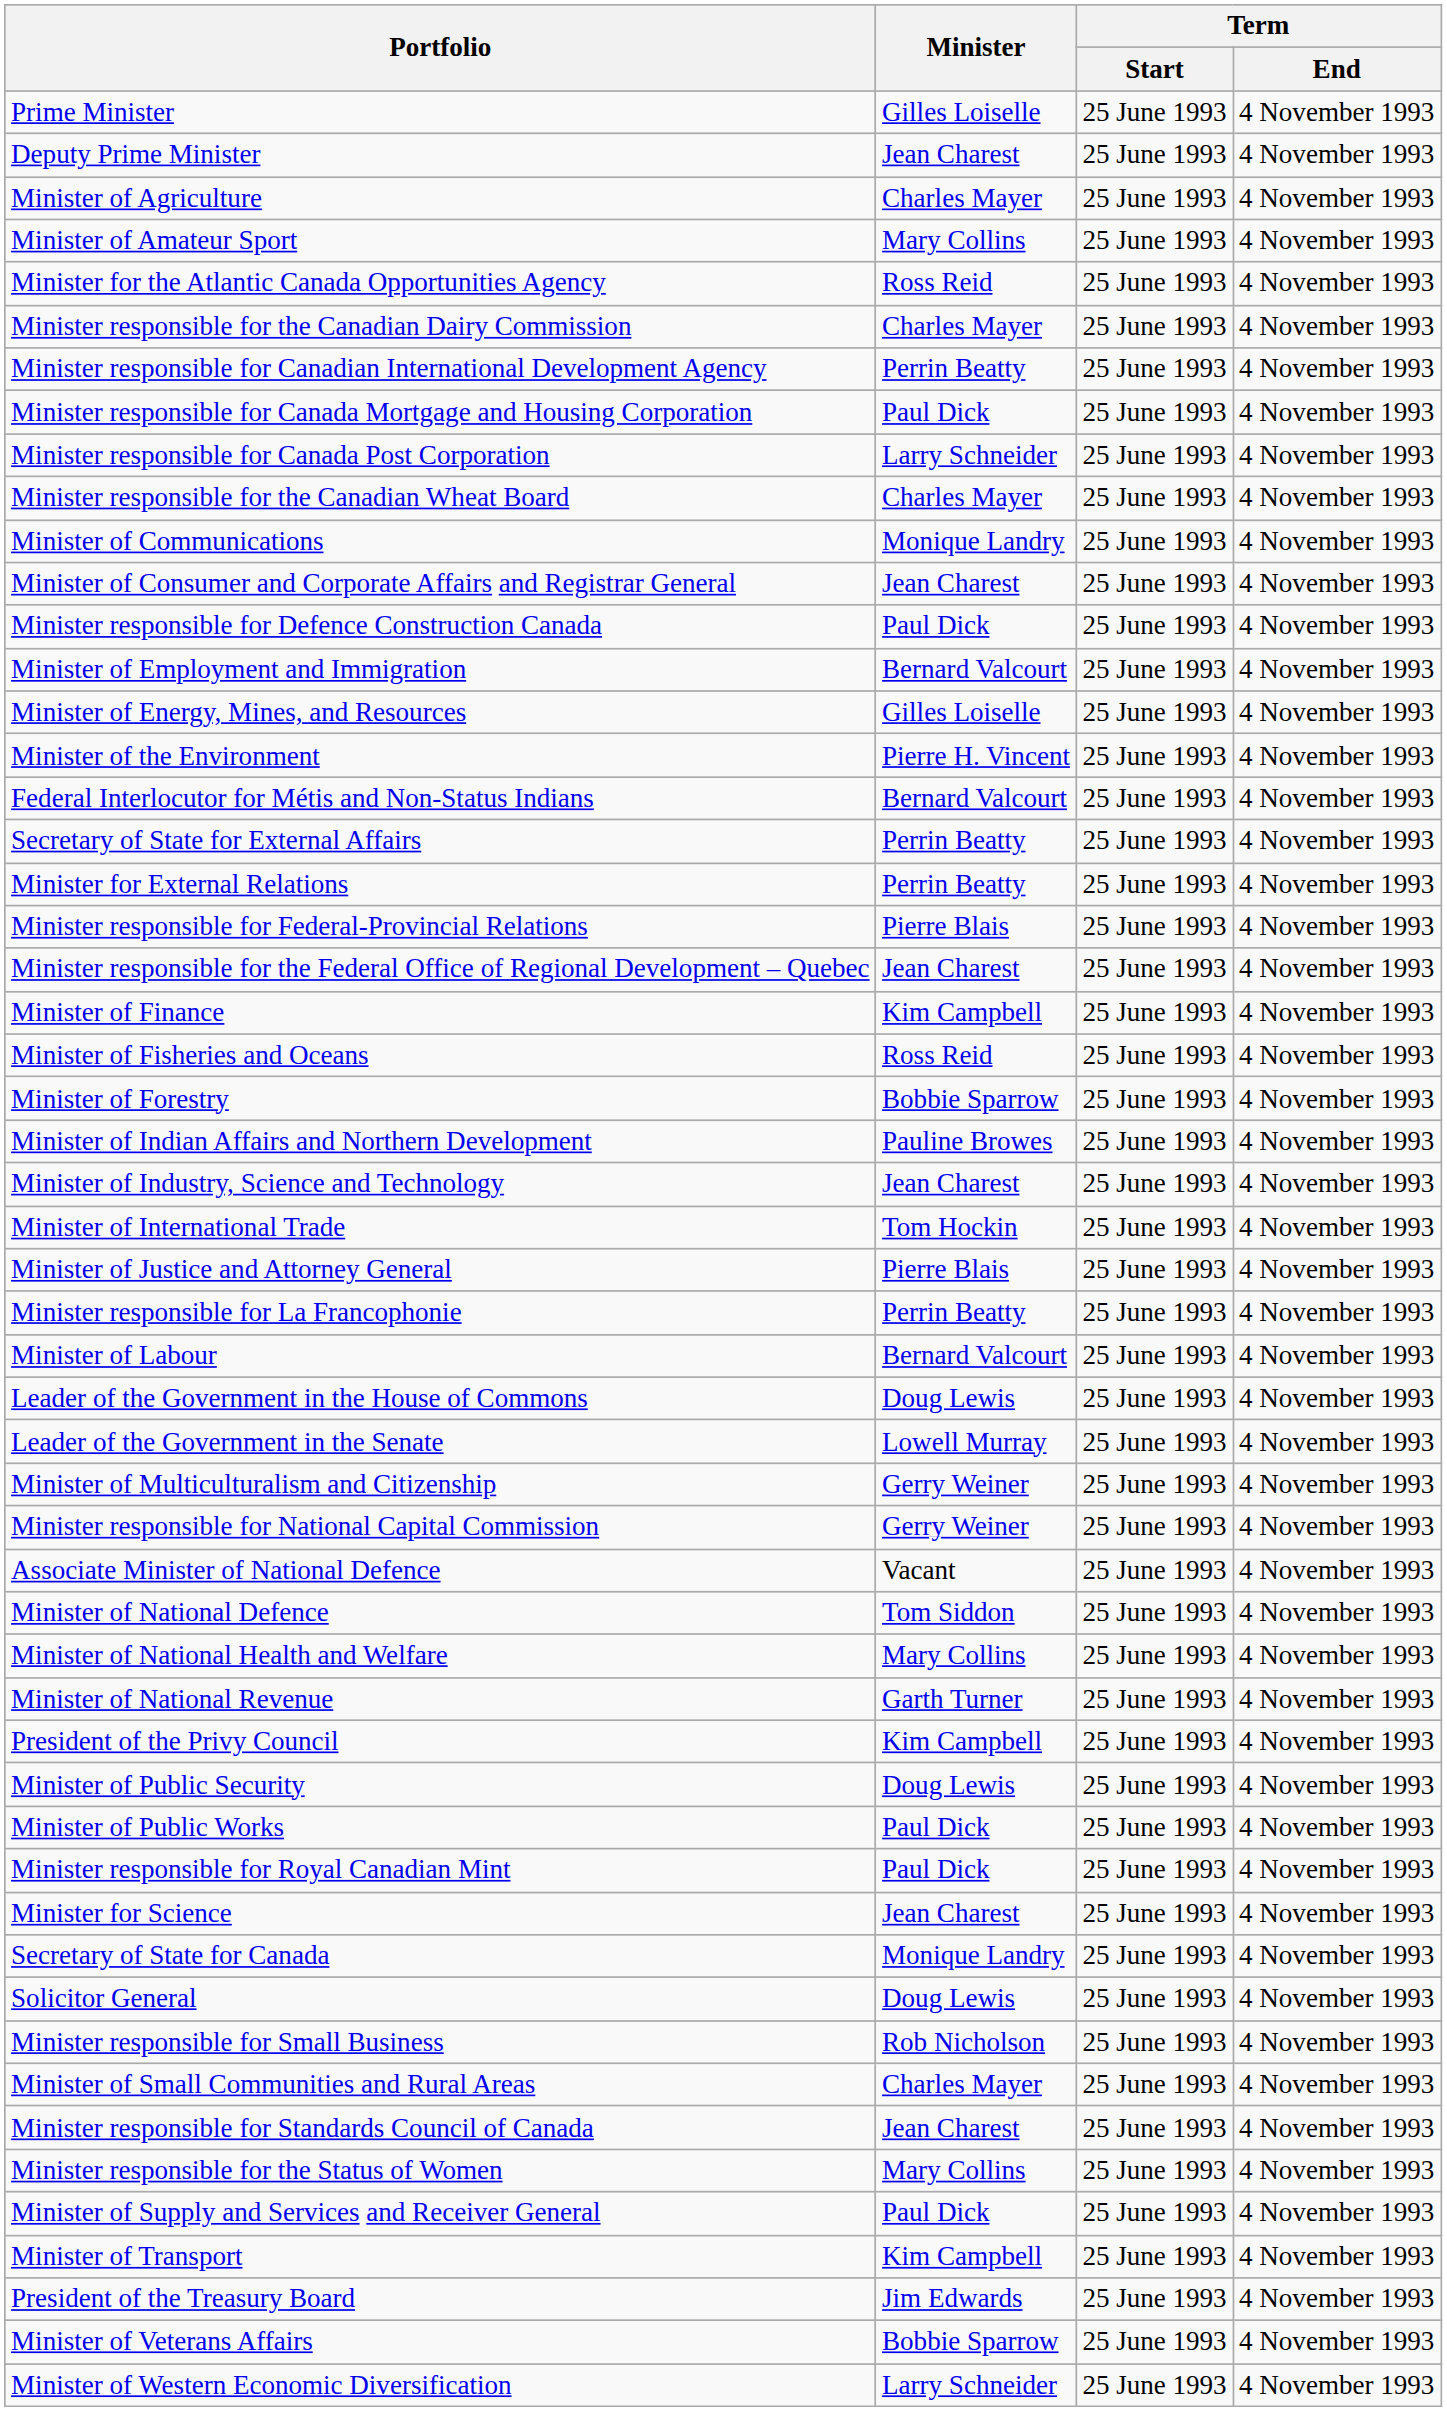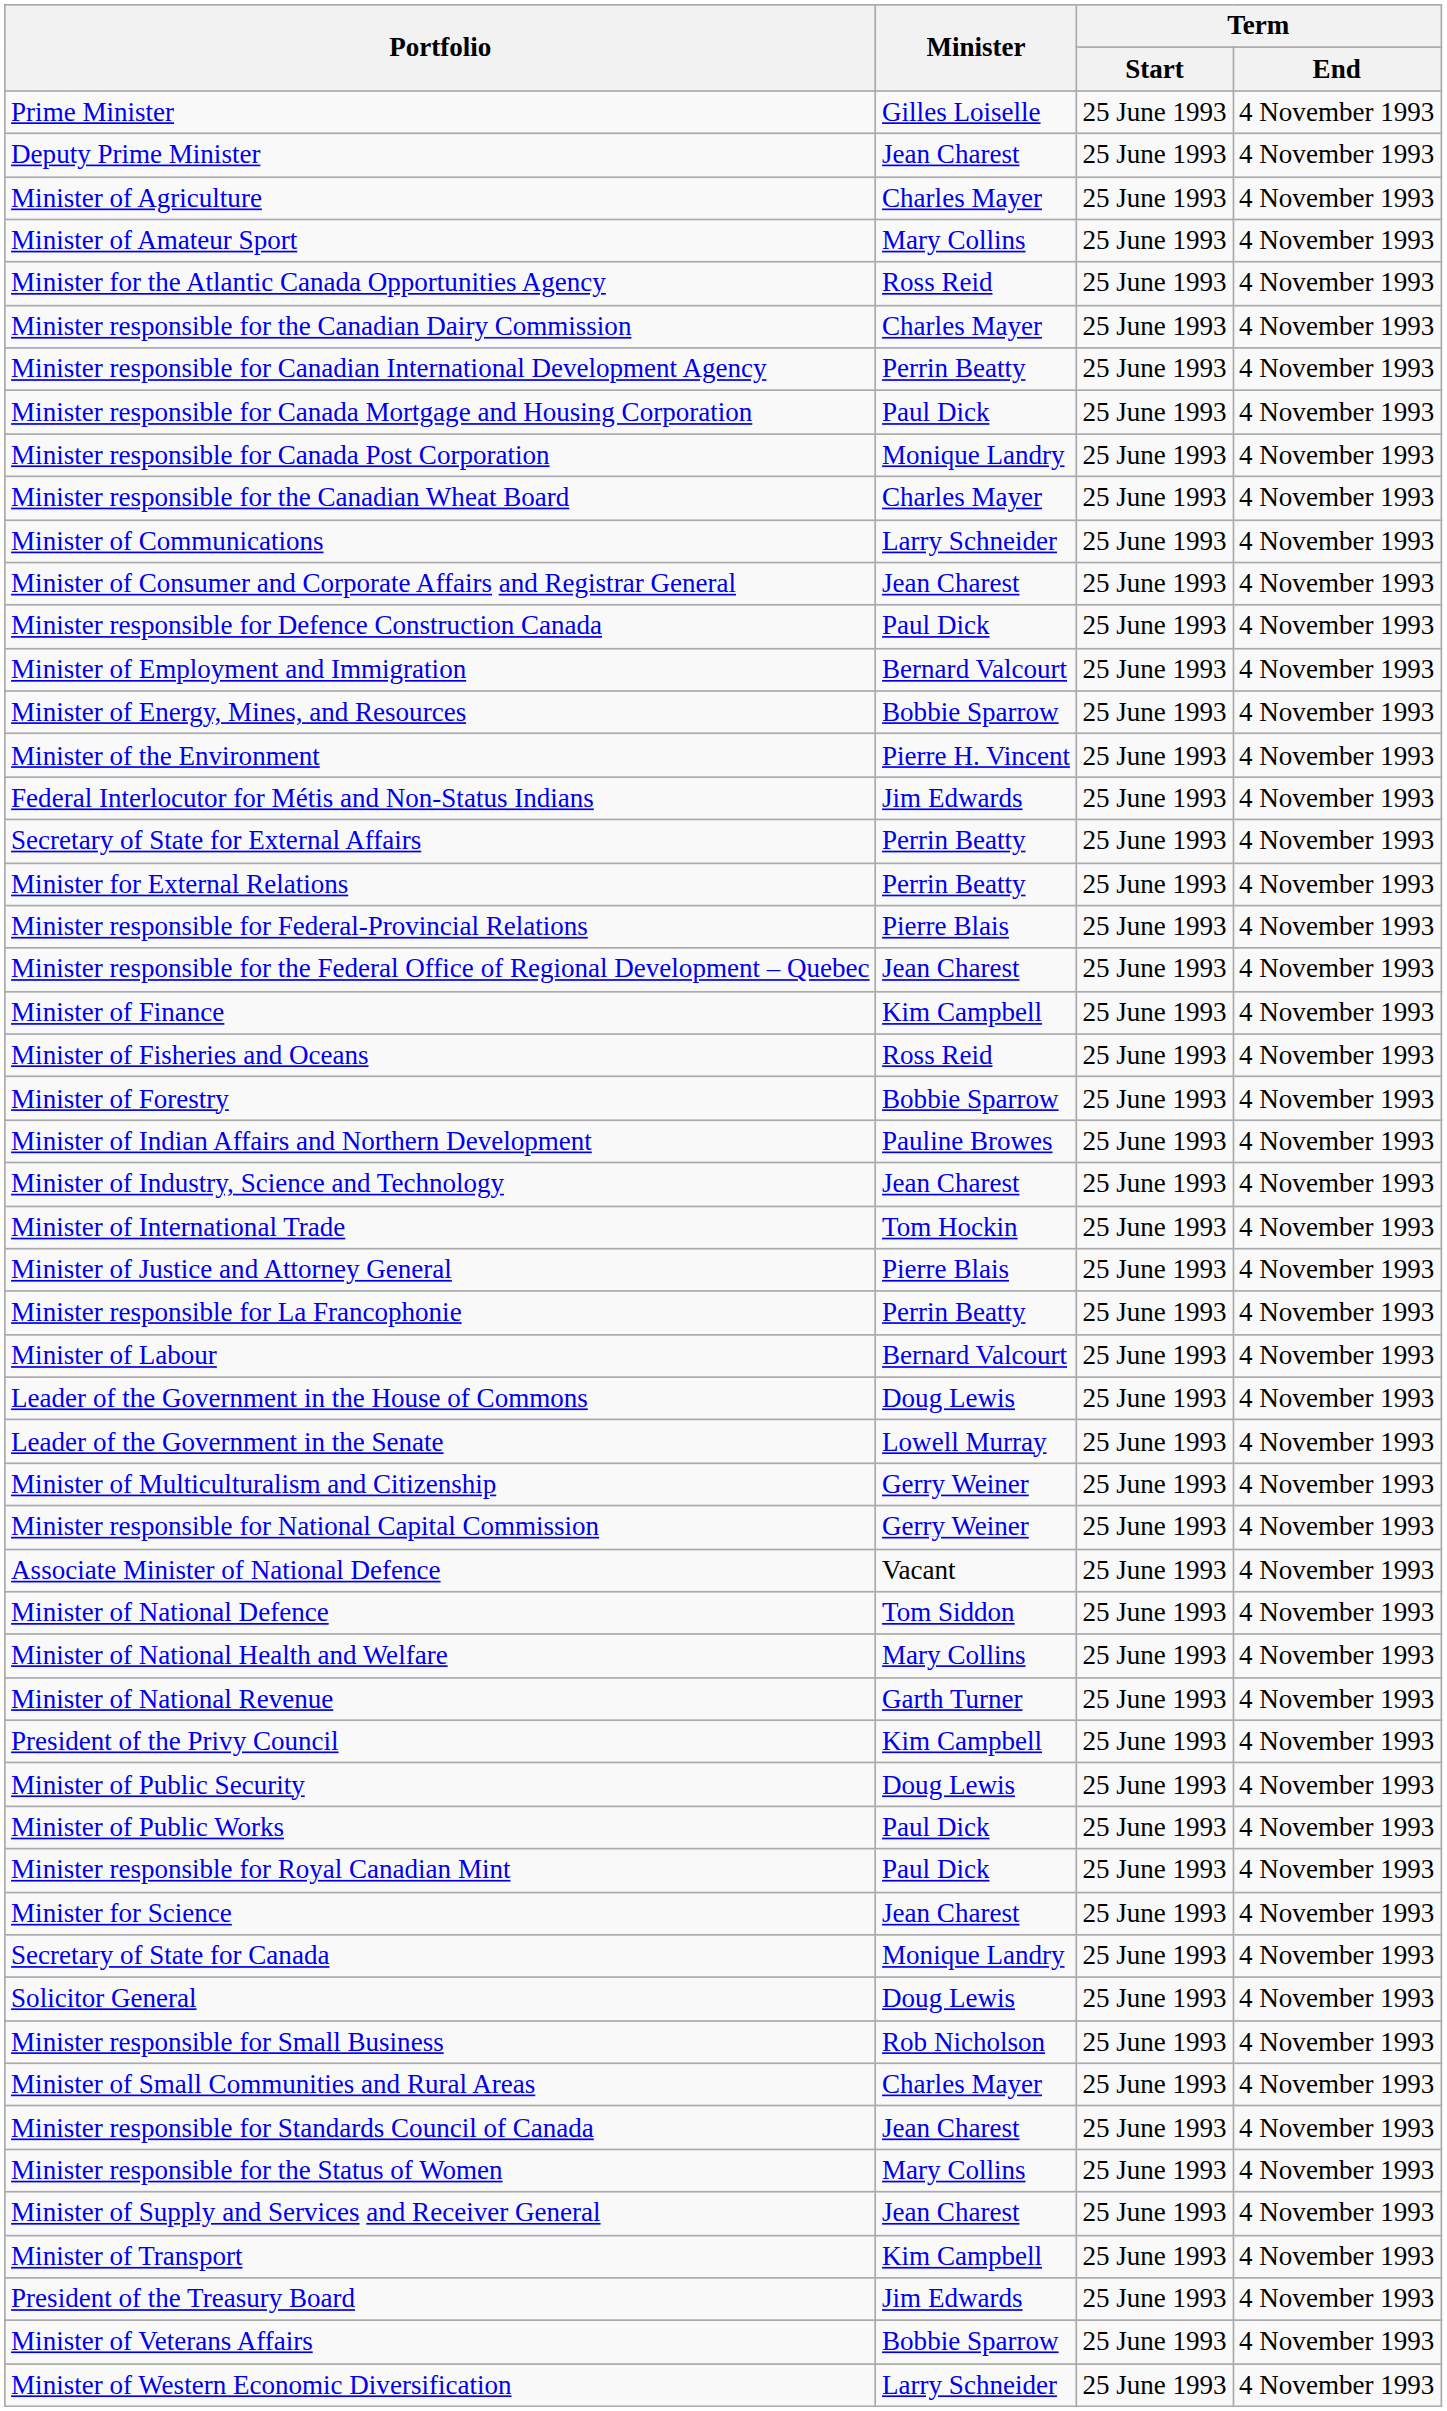(970, 454) Larry Schneider -> (973, 454) Monique Landry
(973, 540) Monique Landry -> (970, 540) Larry Schneider
(961, 712) Gilles Loiselle -> (970, 712) Bobbie Sparrow
(975, 797) Bernard Valcourt -> (952, 797) Jim Edwards
(936, 2213) Paul Dick -> (951, 2213) Jean Charest
